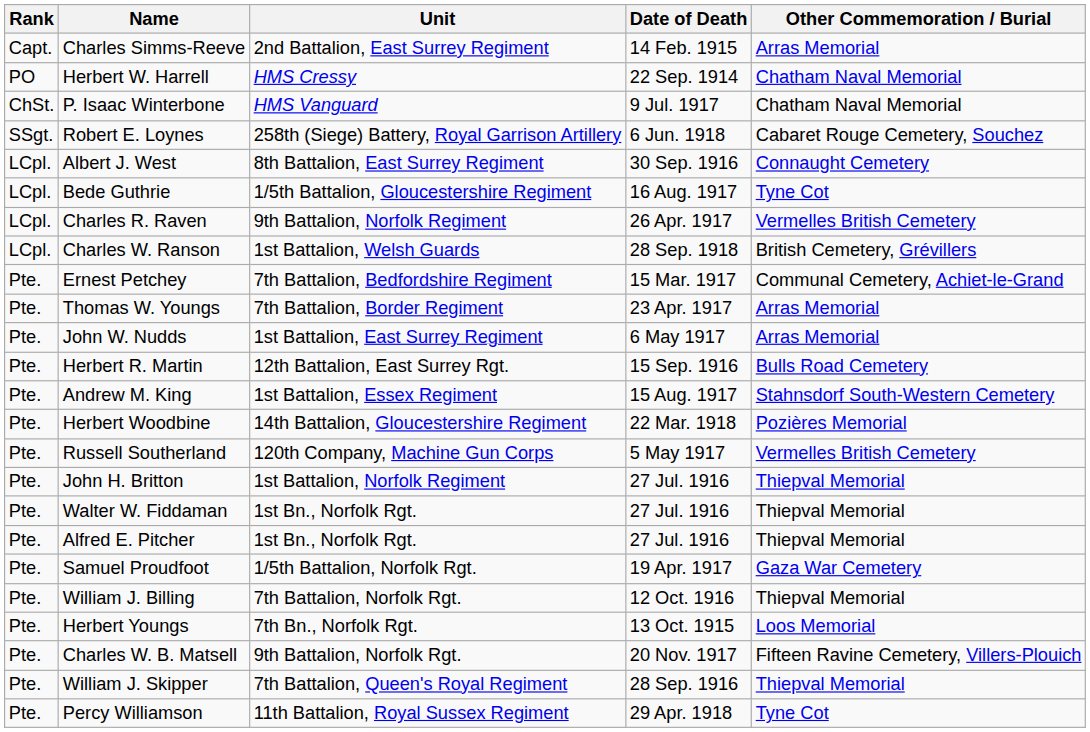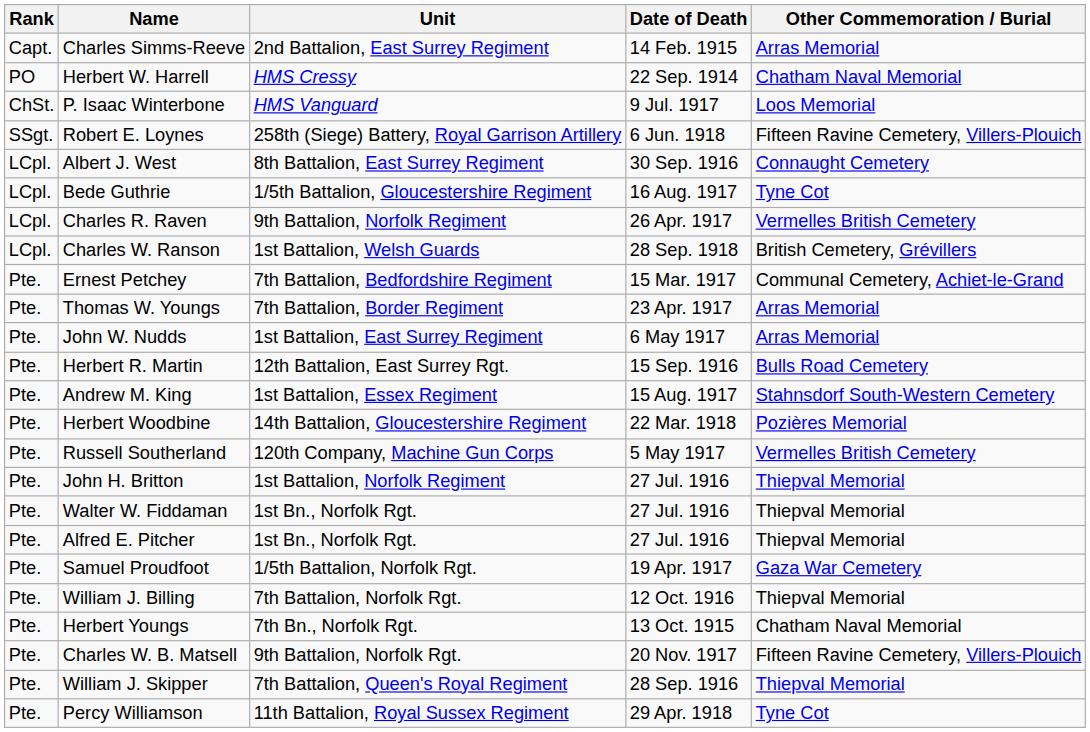(859, 105) Chatham Naval Memorial -> (816, 105) Loos Memorial
(900, 134) Cabaret Rouge Cemetery, Souchez -> (919, 134) Fifteen Ravine Cemetery, Villers-Plouich
(816, 626) Loos Memorial -> (859, 626) Chatham Naval Memorial
